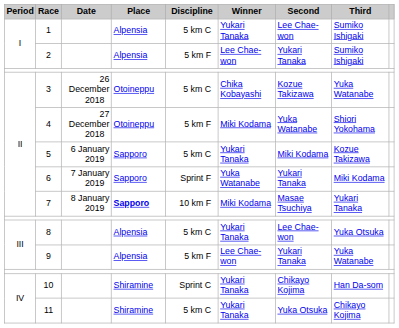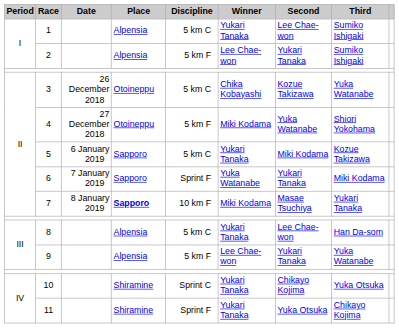(359, 232) Yuka Otsuka -> (358, 232) Han Da-som
(358, 285) Han Da-som -> (359, 285) Yuka Otsuka
(200, 310) 5 km C -> (198, 310) Sprint F
